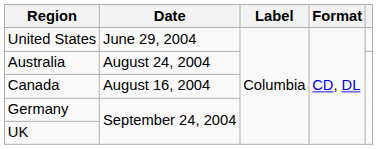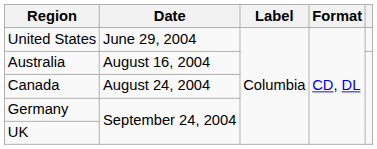(157, 62) August 24, 2004 -> (157, 62) August 16, 2004
(157, 86) August 16, 2004 -> (157, 86) August 24, 2004
